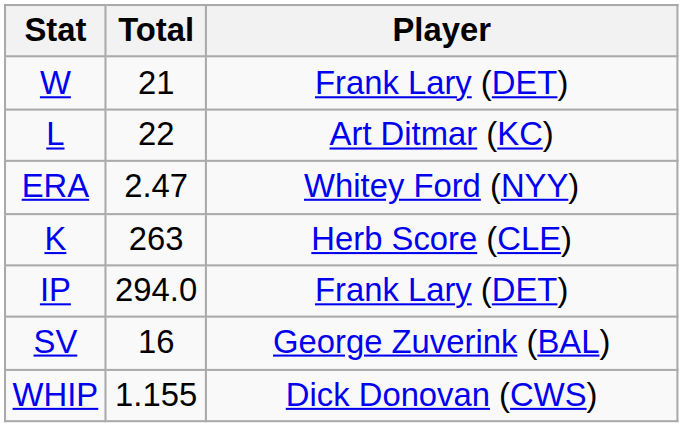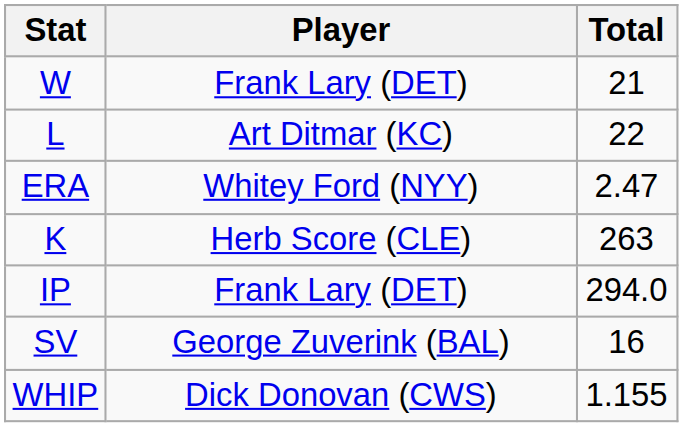columns swapped: (442, 30) <-> (156, 30)
